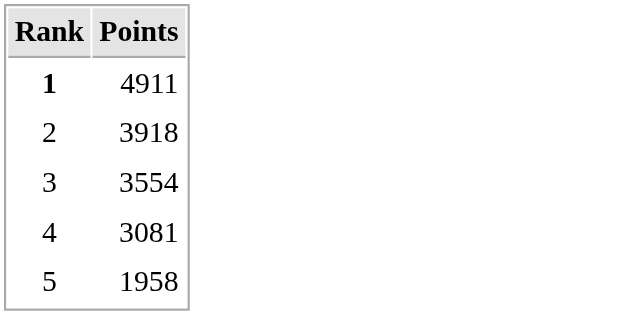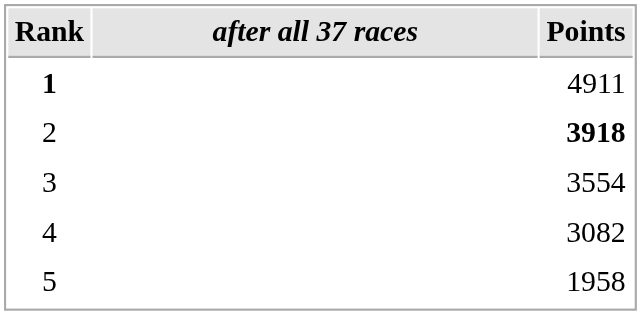+ column: (315, 31)
(149, 133) normal -> (596, 133) bold
(149, 232) 3081 -> (596, 232) 3082
